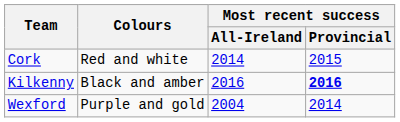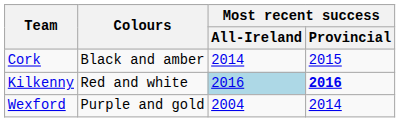(134, 61) Red and white -> (143, 61) Black and amber
(143, 83) Black and amber -> (134, 83) Red and white
(228, 83) no background -> (228, 83) lightblue background
